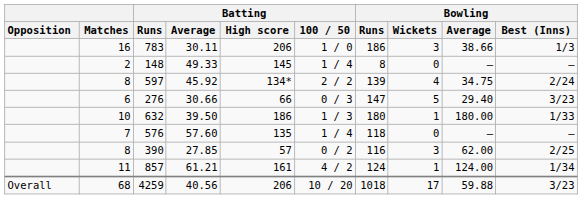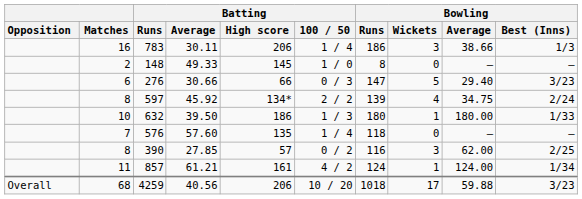(337, 47) 1 / 0 -> (337, 47) 1 / 4
(337, 64) 1 / 4 -> (337, 64) 1 / 0
rows swapped: (154, 82) <-> (154, 99)
